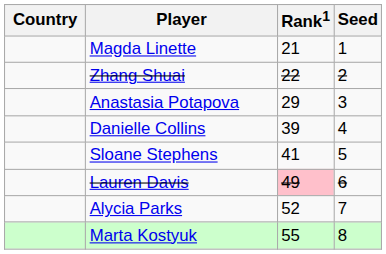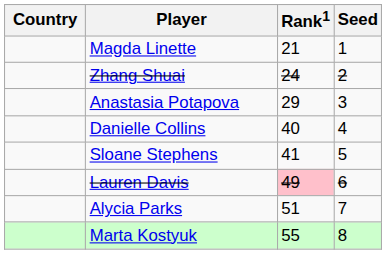(290, 75) 22 -> (290, 75) 24
(290, 128) 39 -> (290, 128) 40
(290, 208) 52 -> (290, 208) 51
